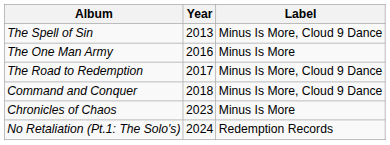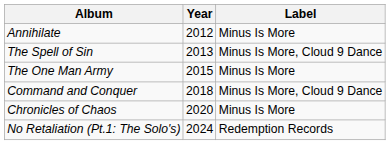+ row: (34, 33)
(200, 52) 2016 -> (200, 71) 2015
- row: (75, 71)
(200, 110) 2023 -> (200, 110) 2020
